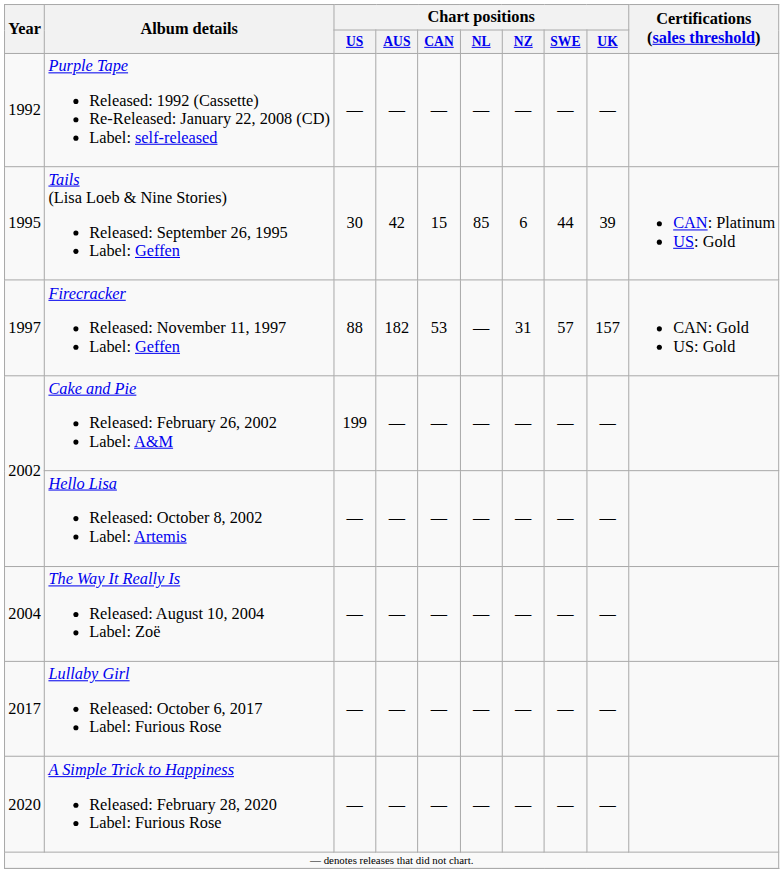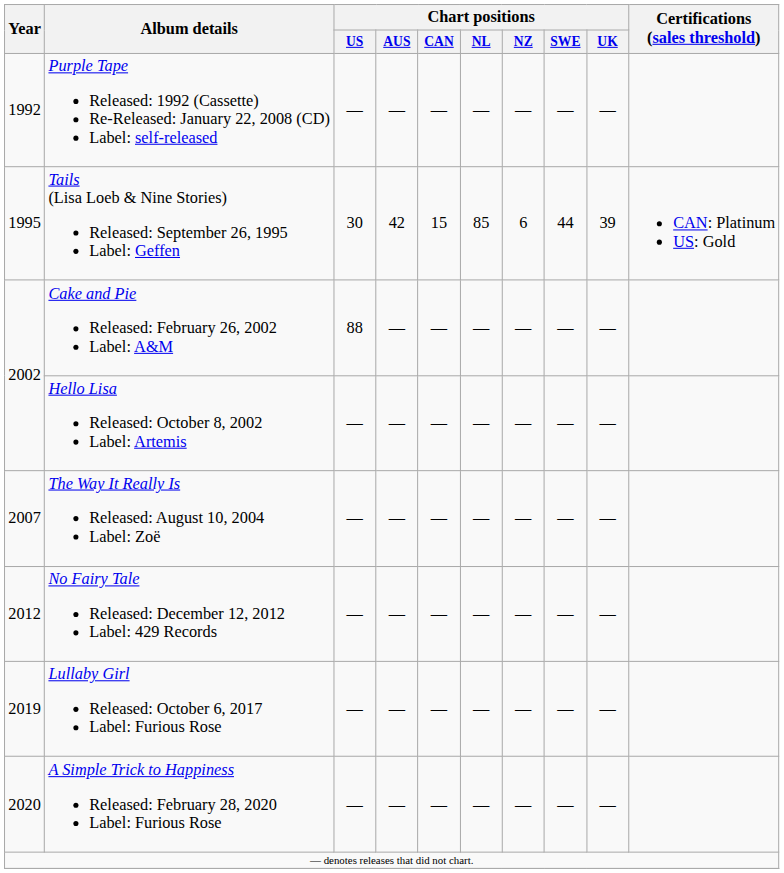- row: (189, 320)
(355, 423) 199 -> (355, 327) 88
(25, 613) 2004 -> (25, 518) 2007
+ row: (189, 606)
(25, 708) 2017 -> (25, 708) 2019
